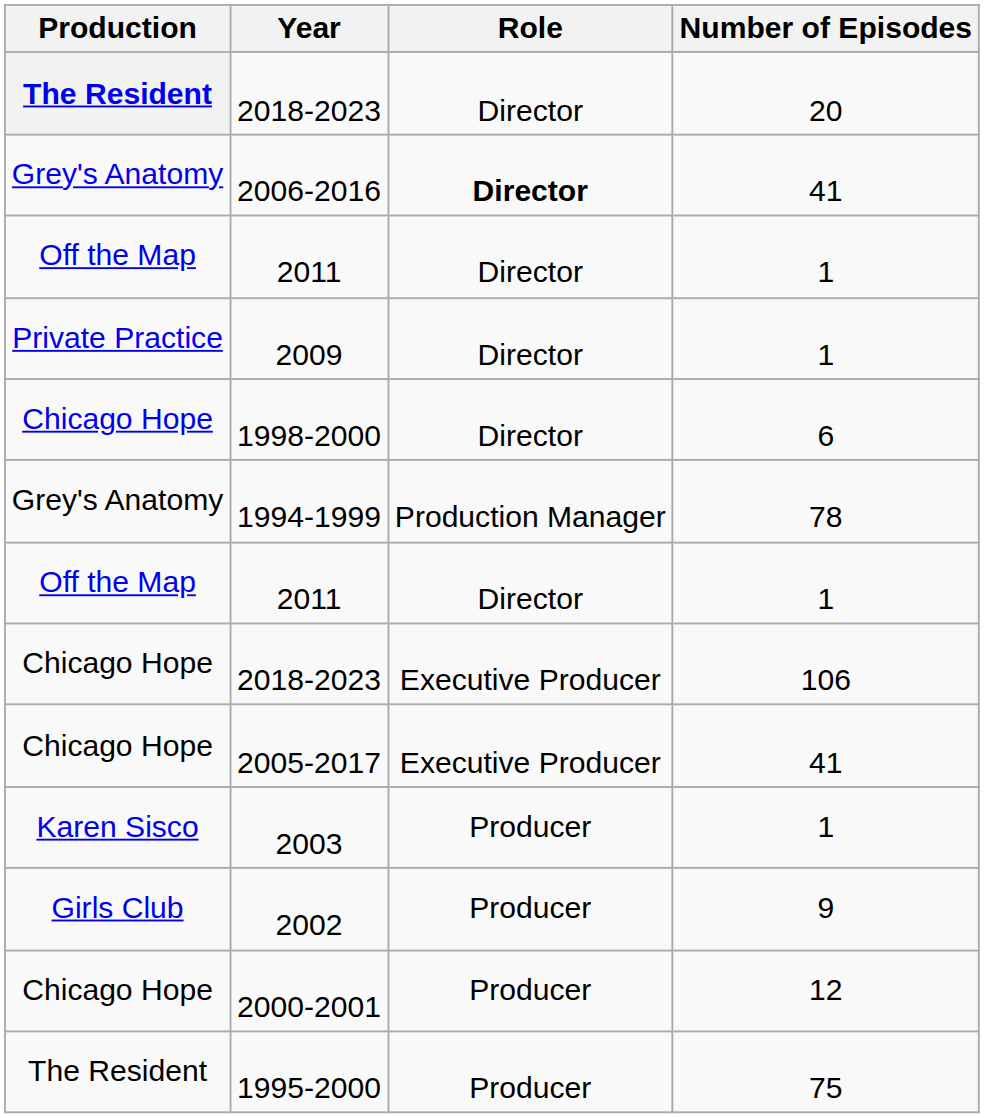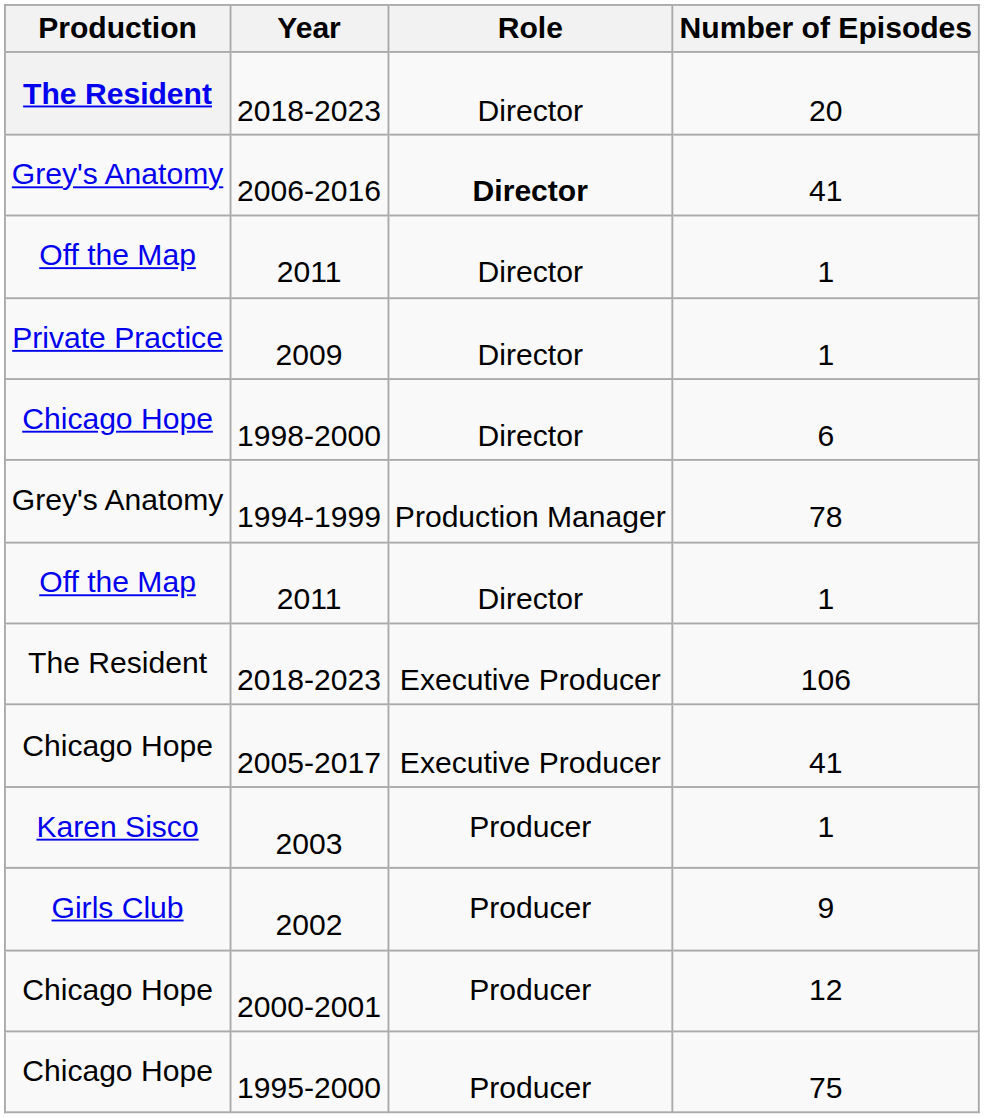(118, 663) Chicago Hope -> (118, 663) The Resident
(118, 1071) The Resident -> (118, 1071) Chicago Hope
